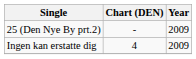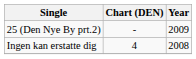(179, 45) 2009 -> (179, 45) 2008
